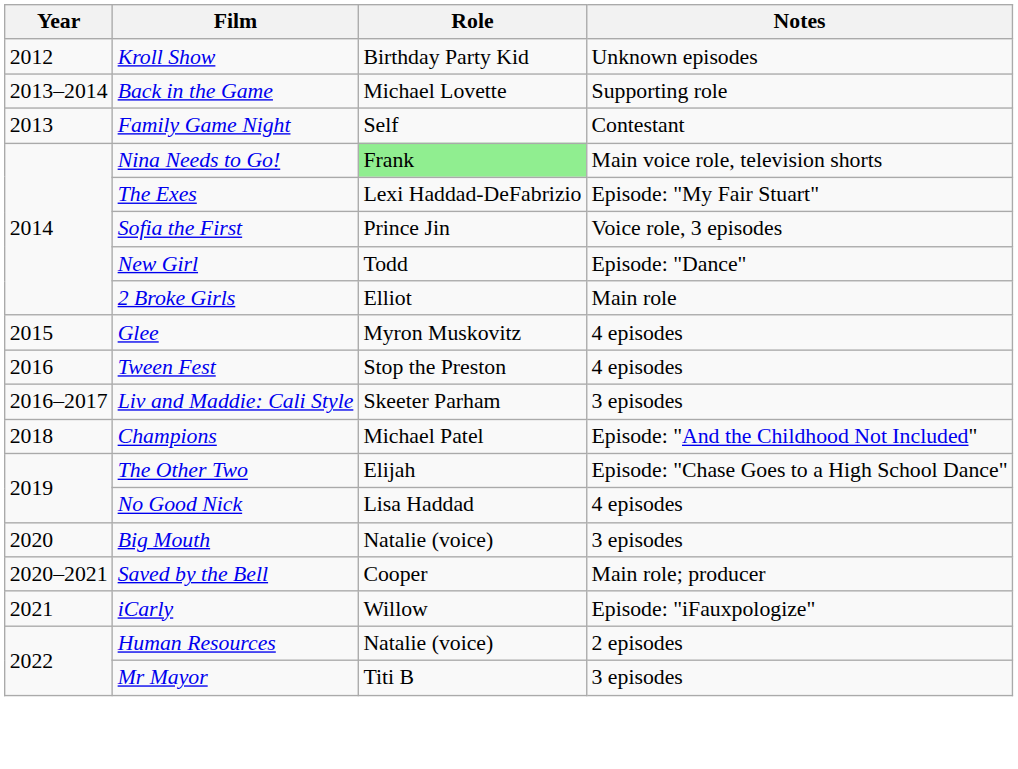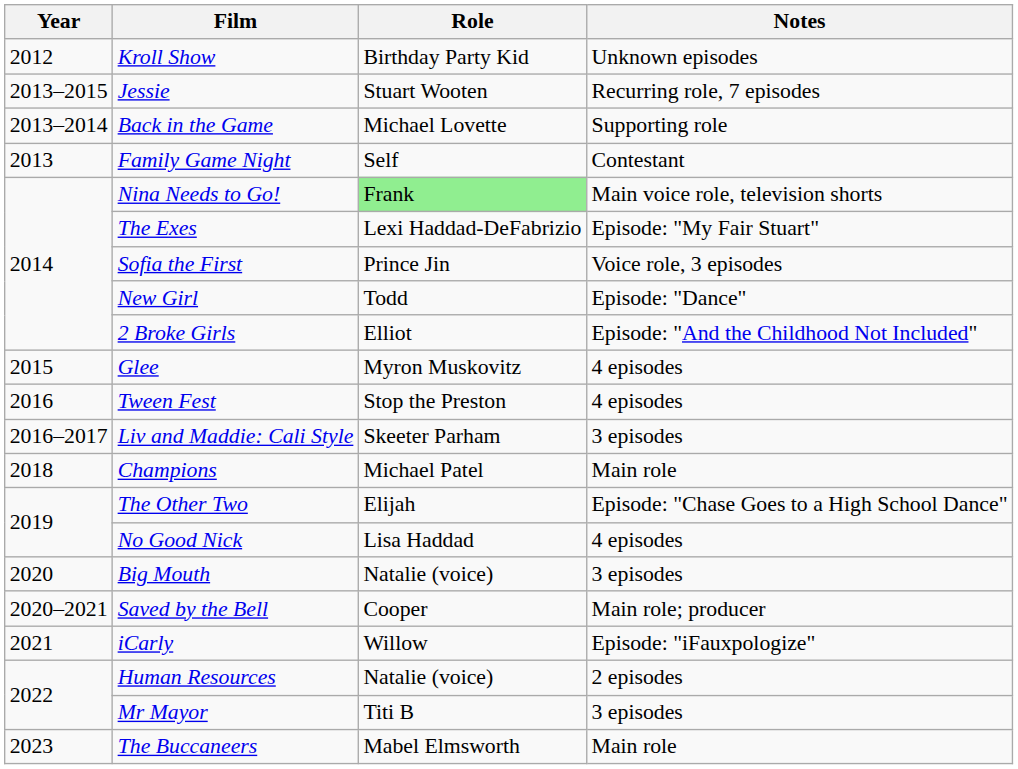+ row: (144, 90)
(634, 297) Main role -> (784, 332) Episode: "And the Childhood Not Included"
(784, 435) Episode: "And the Childhood Not Included" -> (634, 470) Main role
+ row: (187, 746)
